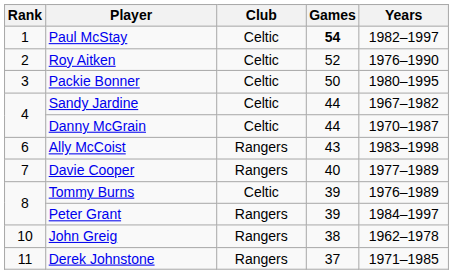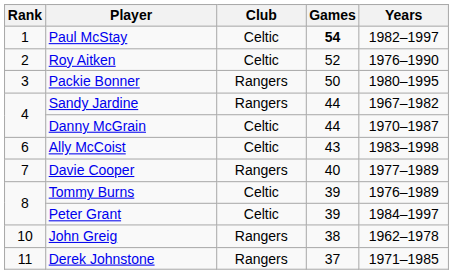(261, 81) Celtic -> (261, 81) Rangers
(261, 103) Celtic -> (261, 103) Rangers
(261, 148) Rangers -> (261, 148) Celtic
(261, 214) Rangers -> (261, 214) Celtic
